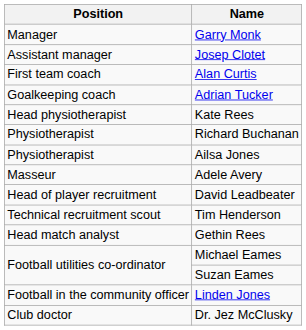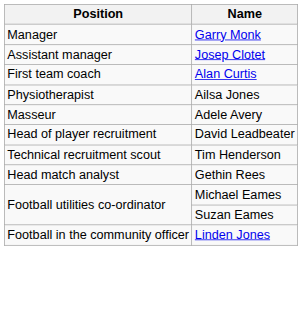- row: (234, 94)
- row: (224, 114)
- row: (247, 134)
- row: (244, 315)
